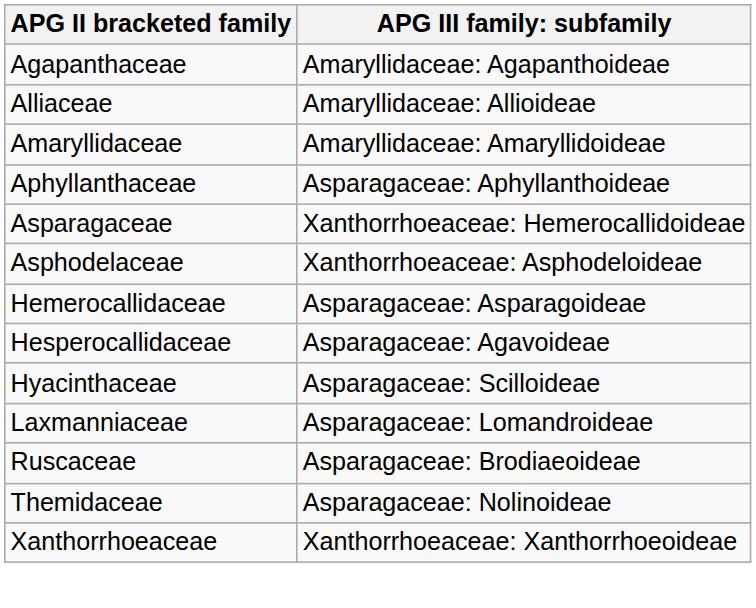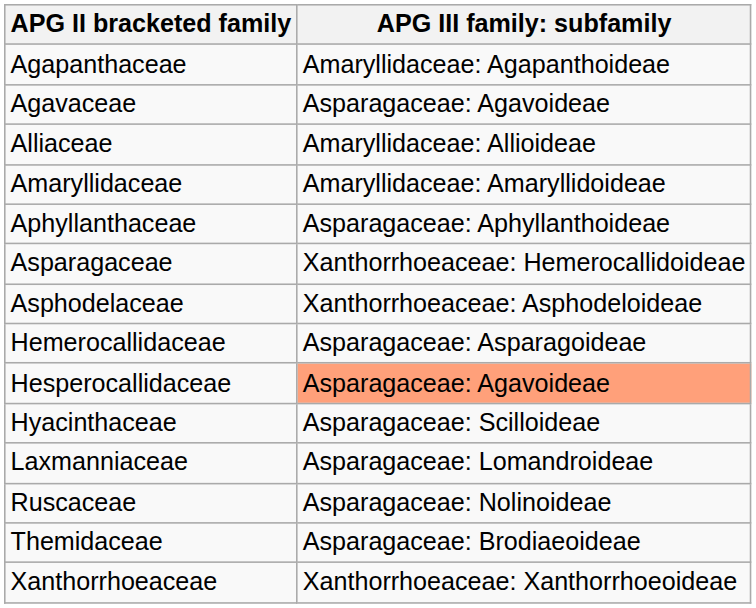+ row: (73, 104)
(456, 343) no background -> (456, 382) lightsalmon background
(472, 462) Asparagaceae: Brodiaeoideae -> (457, 502) Asparagaceae: Nolinoideae
(457, 502) Asparagaceae: Nolinoideae -> (472, 542) Asparagaceae: Brodiaeoideae
